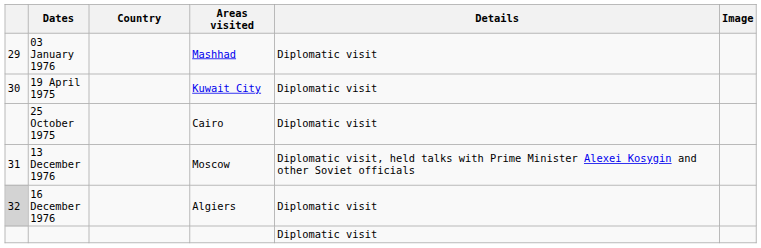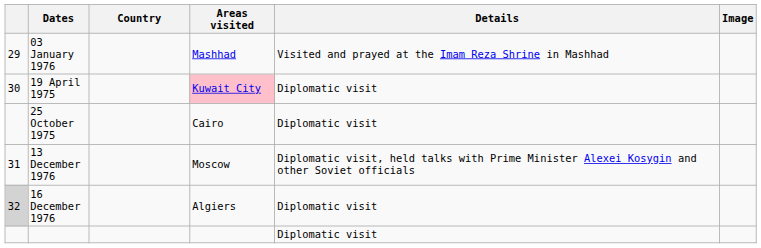(327, 54) Diplomatic visit -> (443, 54) Visited and prayed at the Imam Reza Shrine in Mashhad
(227, 89) no background -> (227, 89) pink background
